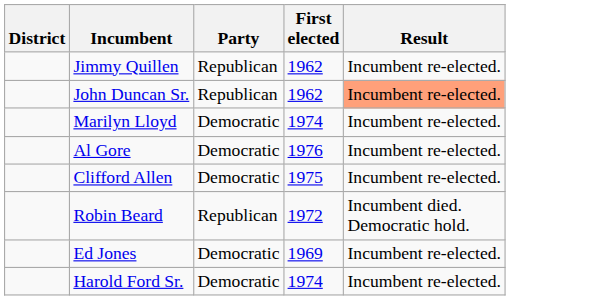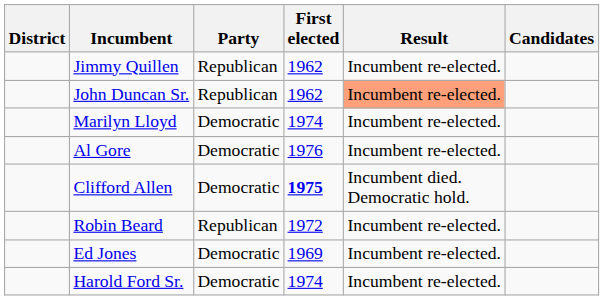+ column: (552, 38)
(305, 177) normal -> (305, 187) bold
(424, 177) Incumbent re-elected. -> (409, 187) Incumbent died. Democratic hold.
(409, 215) Incumbent died. Democratic hold. -> (424, 225) Incumbent re-elected.
